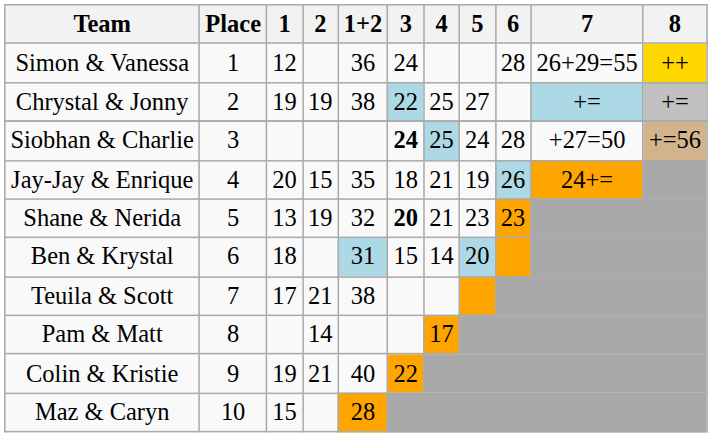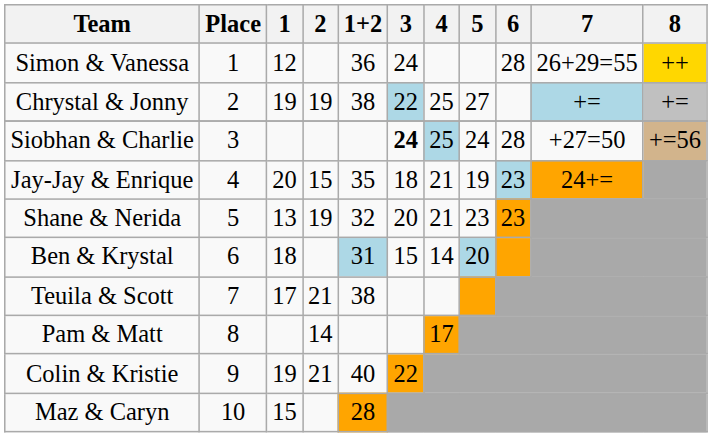(513, 179) 26 -> (513, 179) 23
(406, 218) bold -> (406, 218) normal
